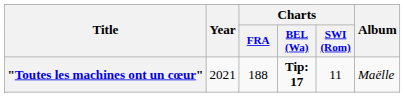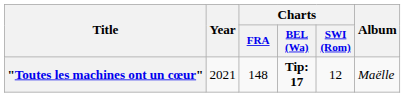(258, 74) 188 -> (258, 74) 148
(336, 74) 11 -> (336, 74) 12
